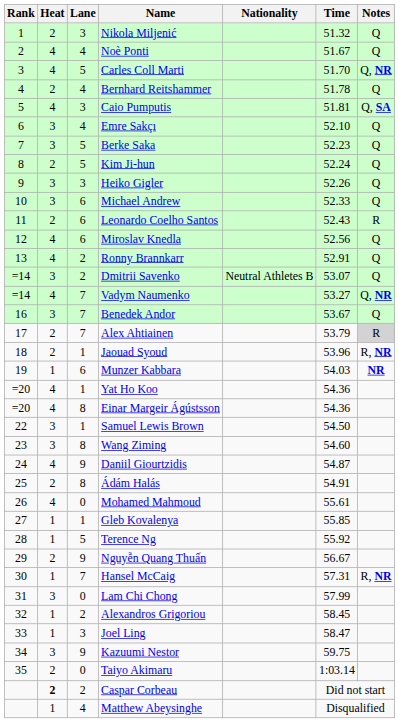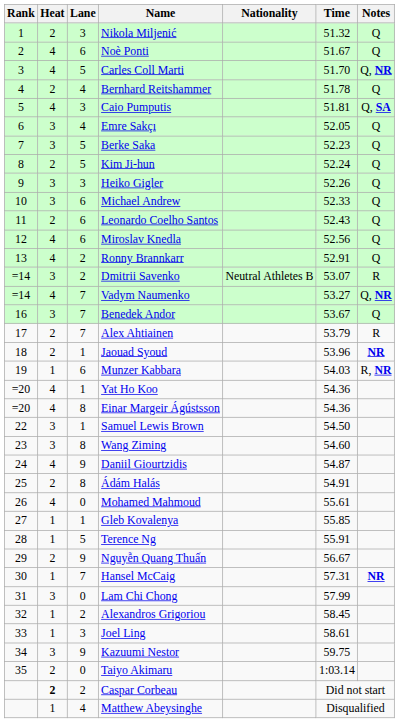(83, 51) 4 -> (83, 51) 6
(337, 126) 52.10 -> (337, 126) 52.05
(376, 220) R -> (376, 220) Q
(376, 276) Q -> (376, 276) R
(376, 333) lightgrey background -> (376, 333) no background
(376, 351) R, NR -> (376, 351) NR
(376, 370) NR -> (376, 370) R, NR
(337, 539) 55.92 -> (337, 539) 55.91
(376, 577) R, NR -> (376, 577) NR
(337, 633) 58.47 -> (337, 633) 58.61
